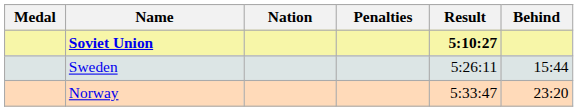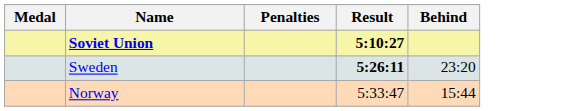- column: (290, 17)
(474, 68) normal -> (380, 68) bold
(551, 68) 15:44 -> (458, 68) 23:20
(551, 93) 23:20 -> (458, 93) 15:44
